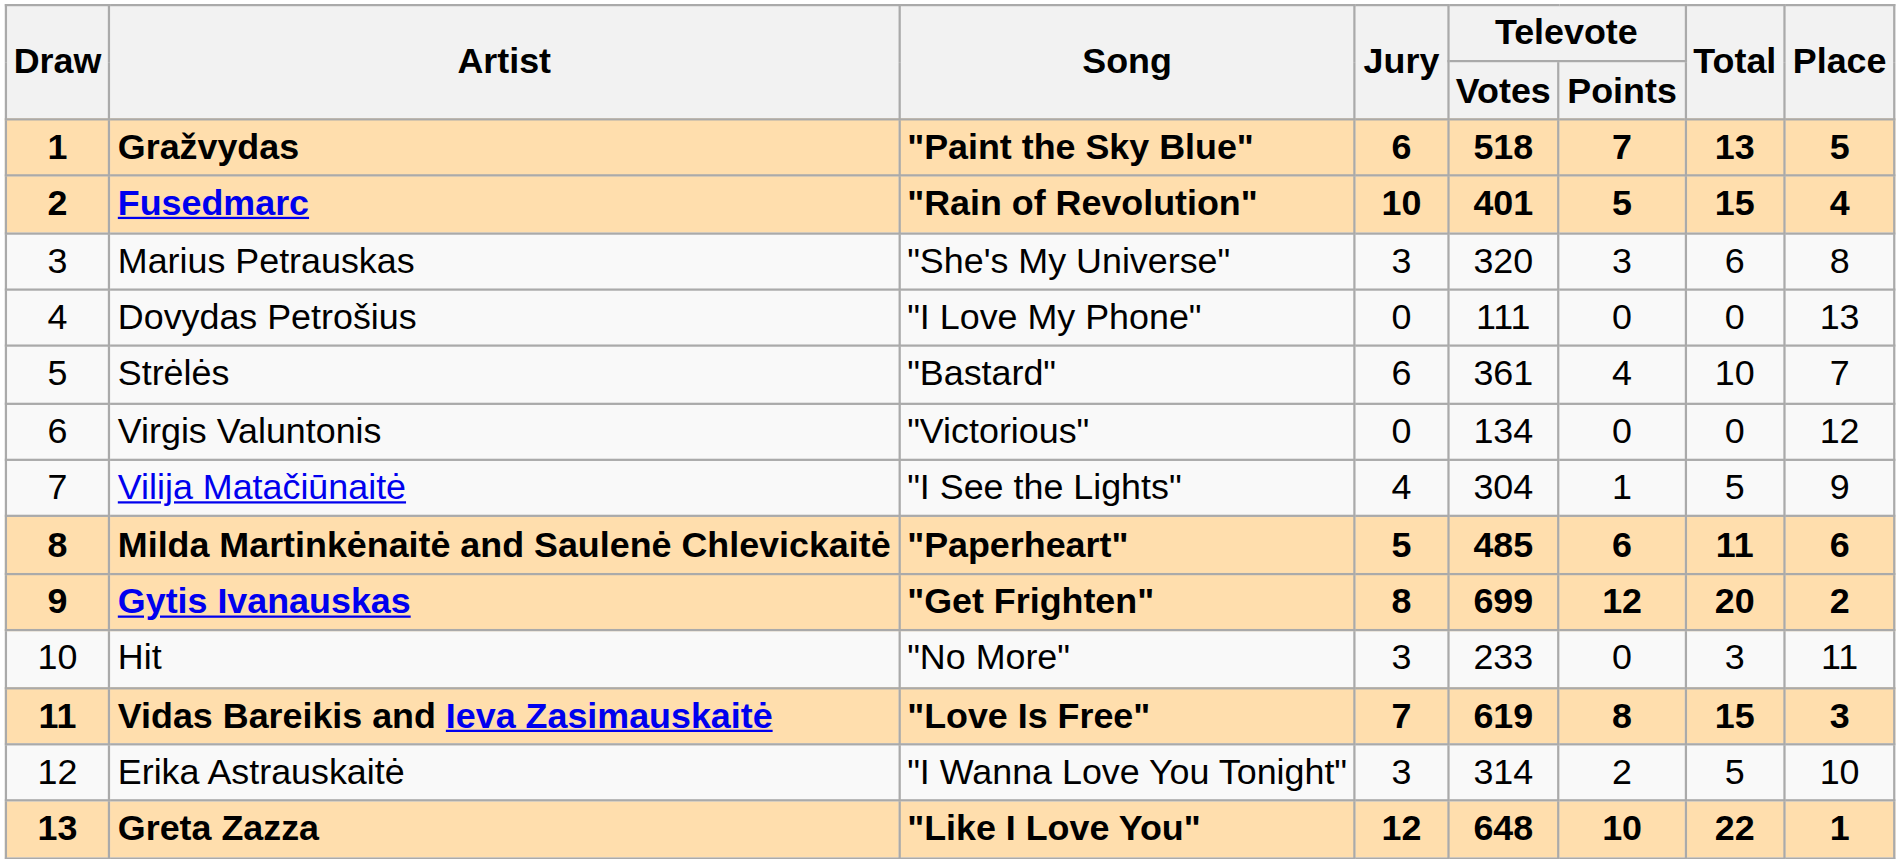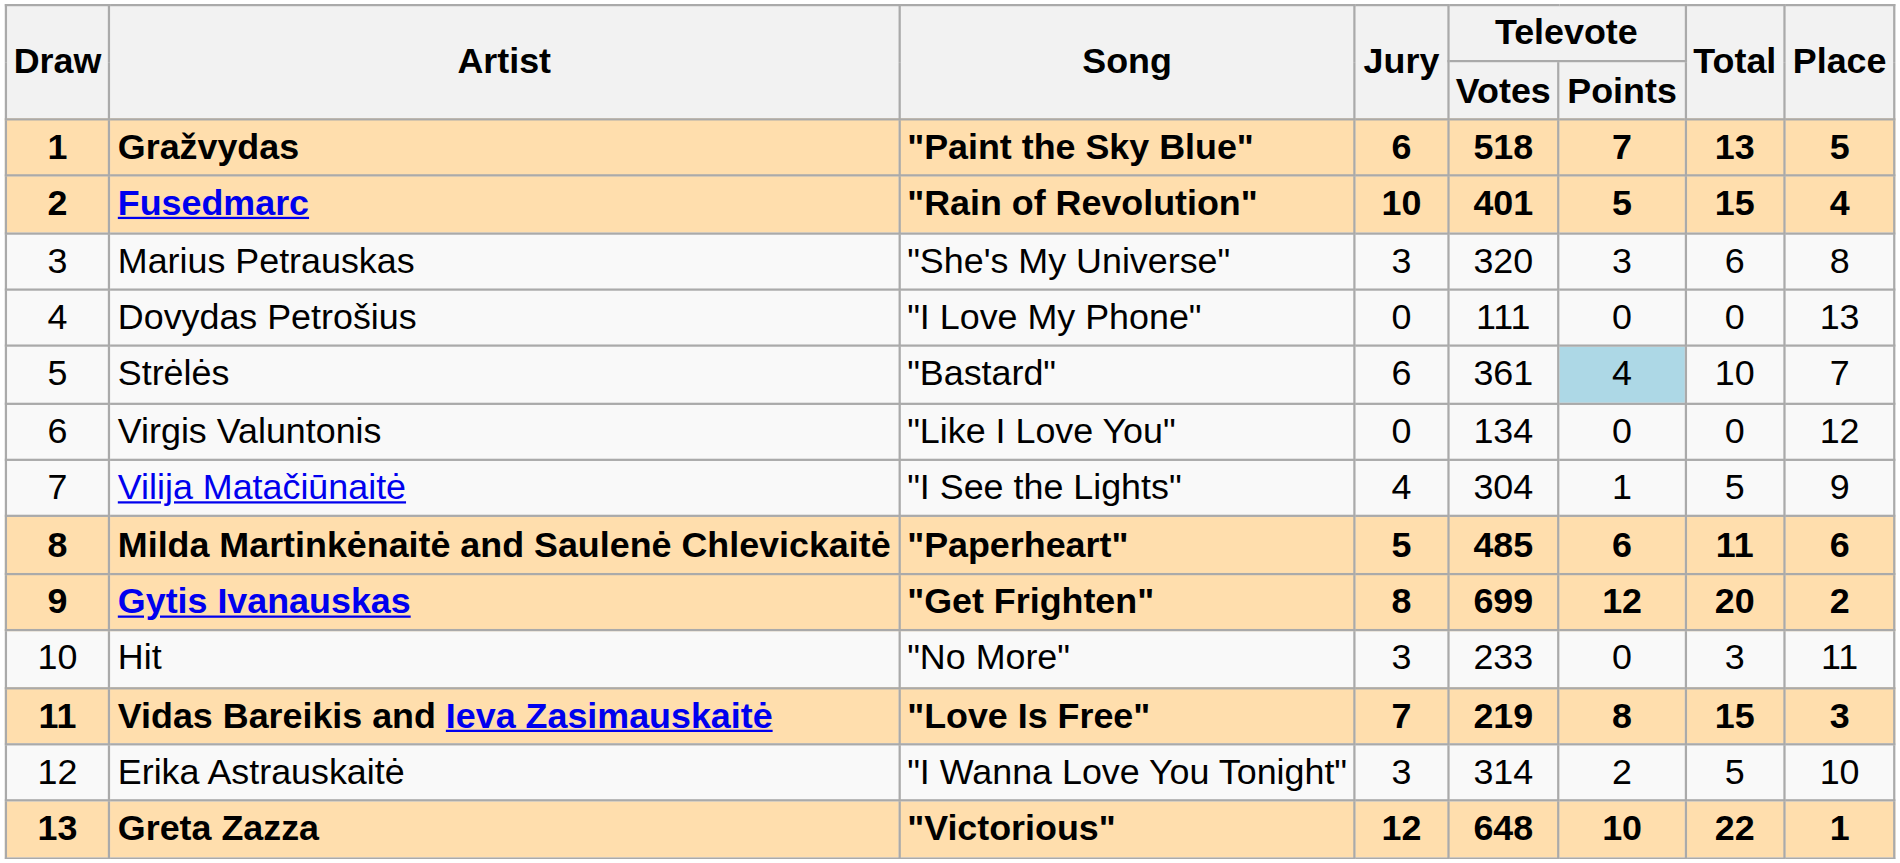(1622, 373) no background -> (1622, 373) lightblue background
(998, 430) "Victorious" -> (1041, 430) "Like I Love You"
(1503, 714) 619 -> (1503, 714) 219
(1054, 828) "Like I Love You" -> (1011, 828) "Victorious"
